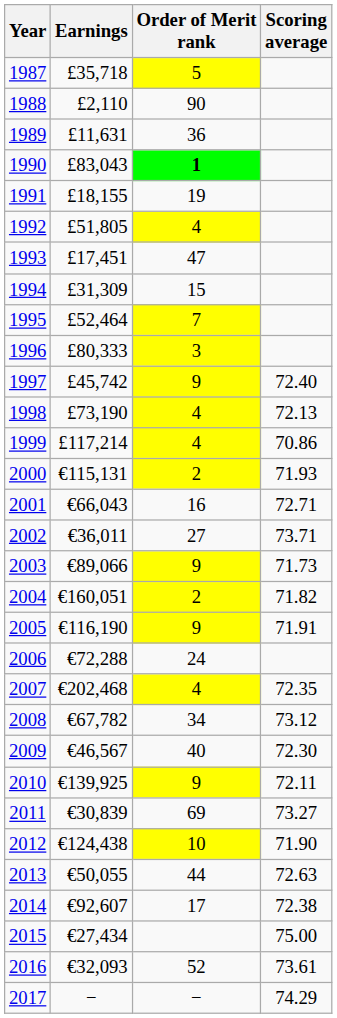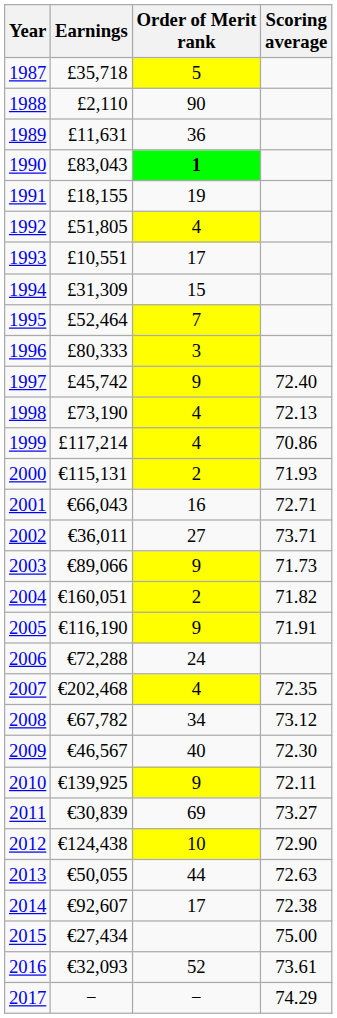(97, 258) £17,451 -> (97, 258) £10,551
(196, 258) 47 -> (196, 258) 17
(296, 843) 71.90 -> (296, 843) 72.90
